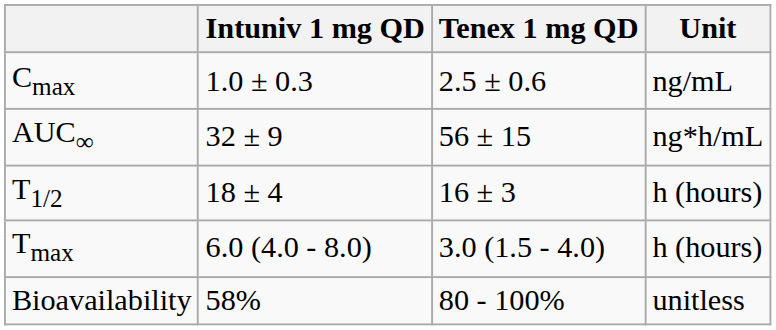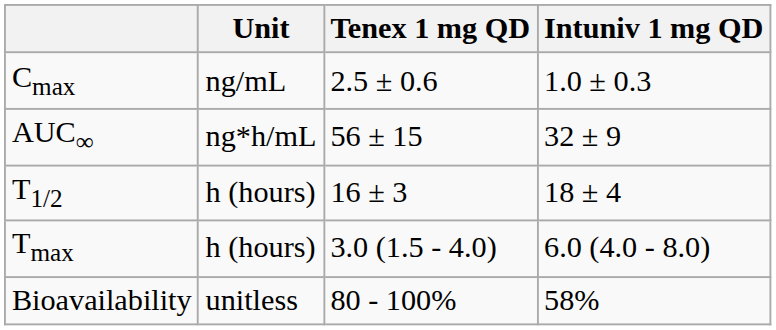columns swapped: (315, 28) <-> (708, 28)
